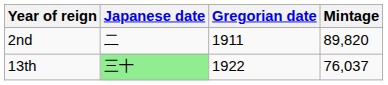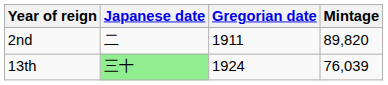(228, 67) 1922 -> (228, 67) 1924
(346, 67) 76,037 -> (346, 67) 76,039
